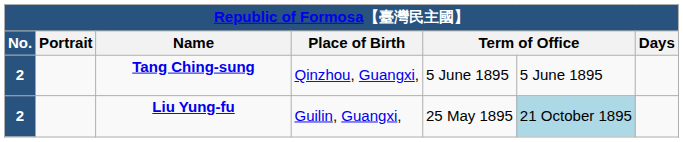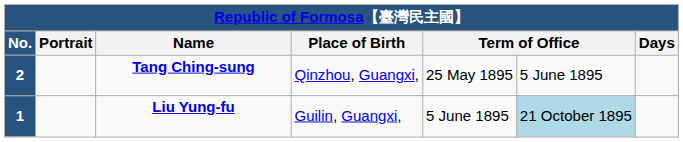(467, 75) 5 June 1895 -> (469, 75) 25 May 1895
(20, 116) 2 -> (20, 116) 1
(469, 116) 25 May 1895 -> (467, 116) 5 June 1895
